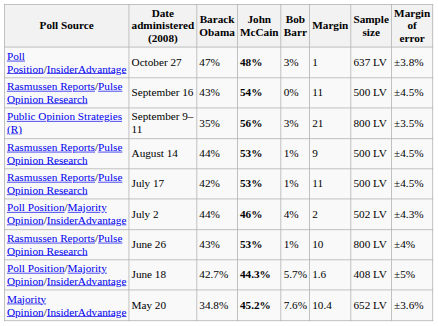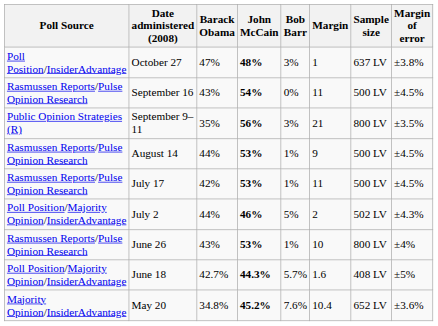(291, 214) 4% -> (291, 214) 5%
